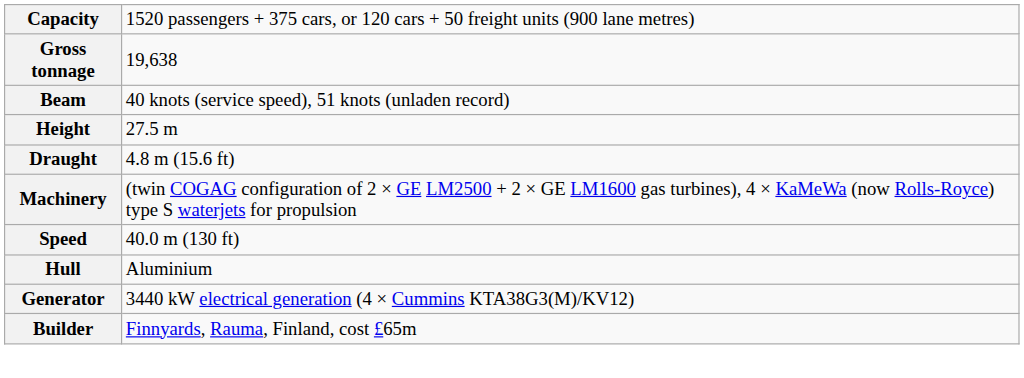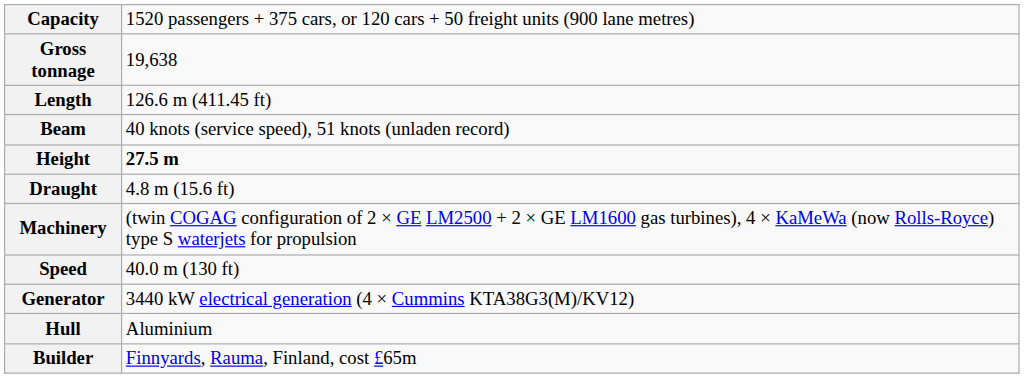+ row: (63, 99)
(152, 129) normal -> (152, 159) bold
rows swapped: (63, 269) <-> (63, 298)
